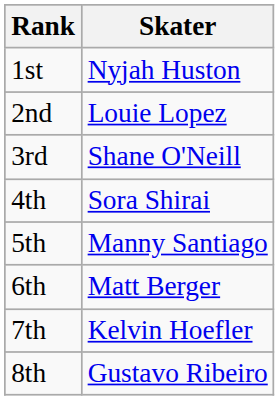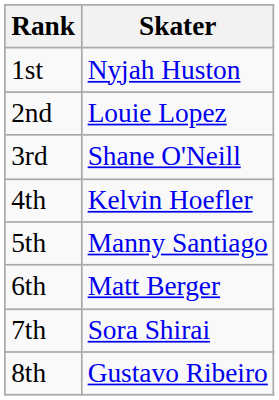(149, 199) Sora Shirai -> (170, 199) Kelvin Hoefler
(170, 329) Kelvin Hoefler -> (149, 329) Sora Shirai
